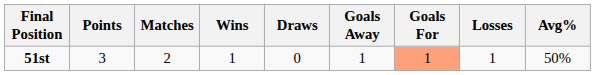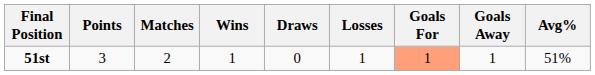columns swapped: (492, 25) <-> (362, 25)
(557, 58) 50% -> (557, 58) 51%
